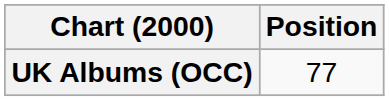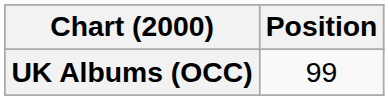(322, 71) 77 -> (322, 71) 99
